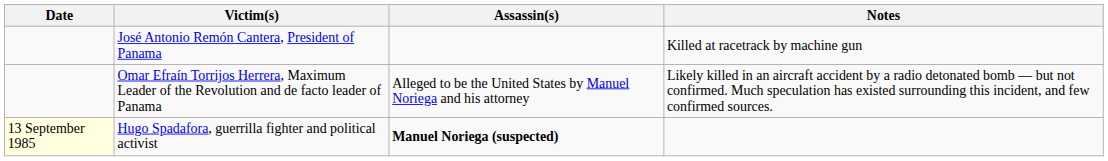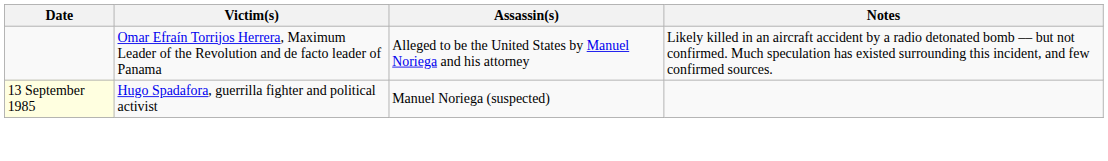- row: (236, 45)
(475, 136) bold -> (471, 98) normal
